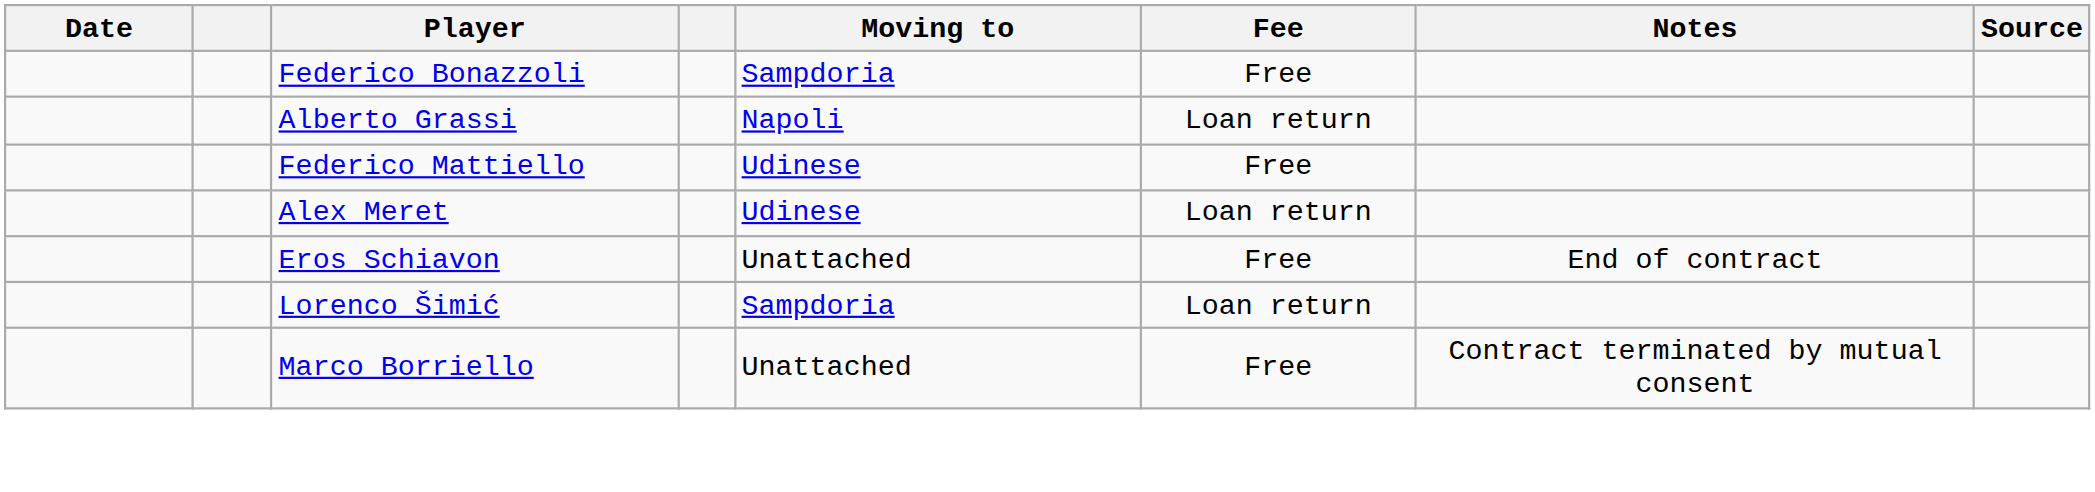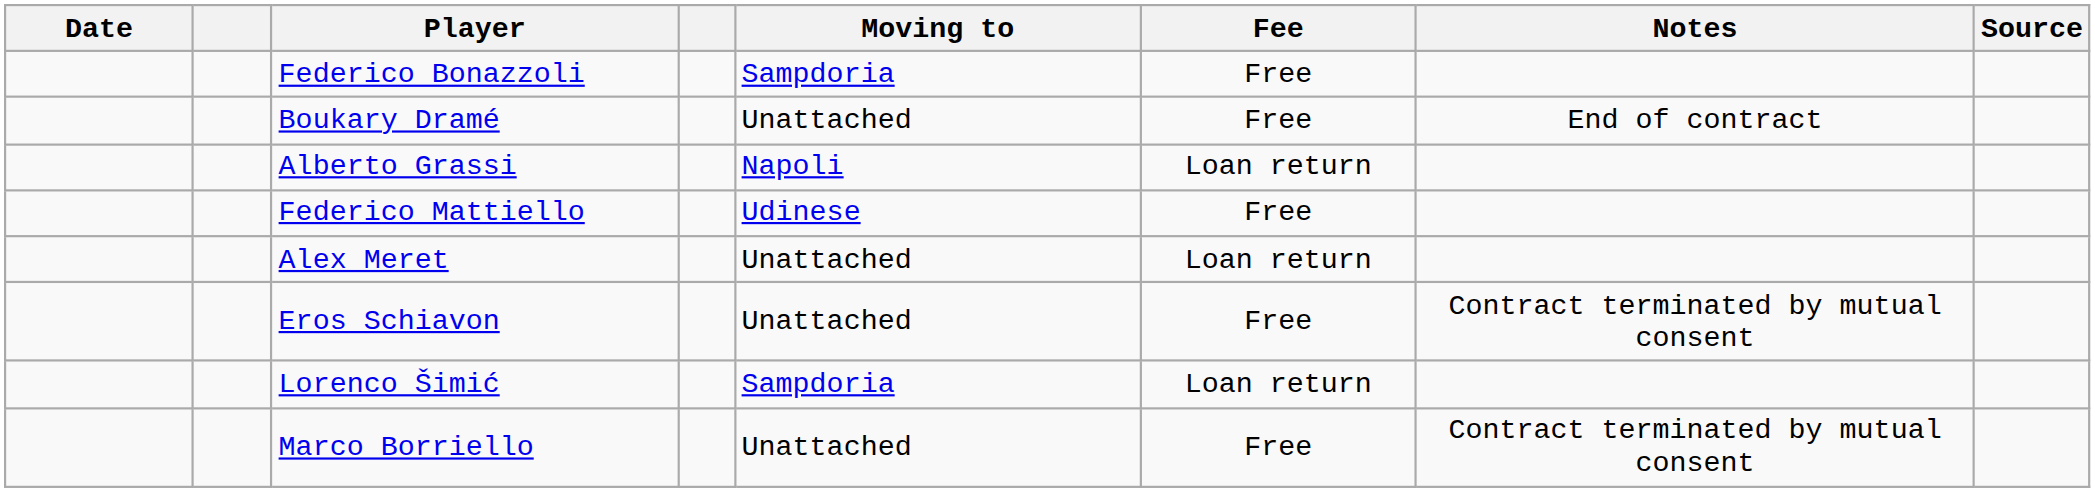+ row: (389, 121)
(801, 213) Udinese -> (827, 259) Unattached
(1695, 259) End of contract -> (1695, 322) Contract terminated by mutual consent
